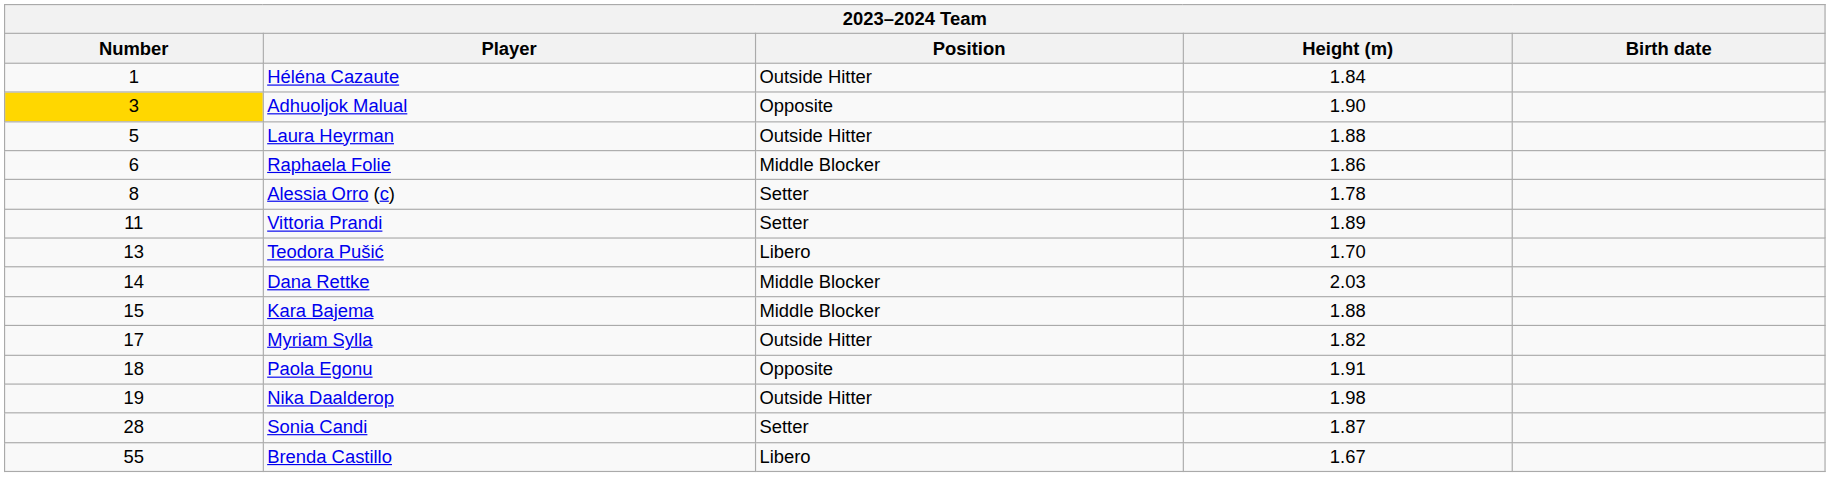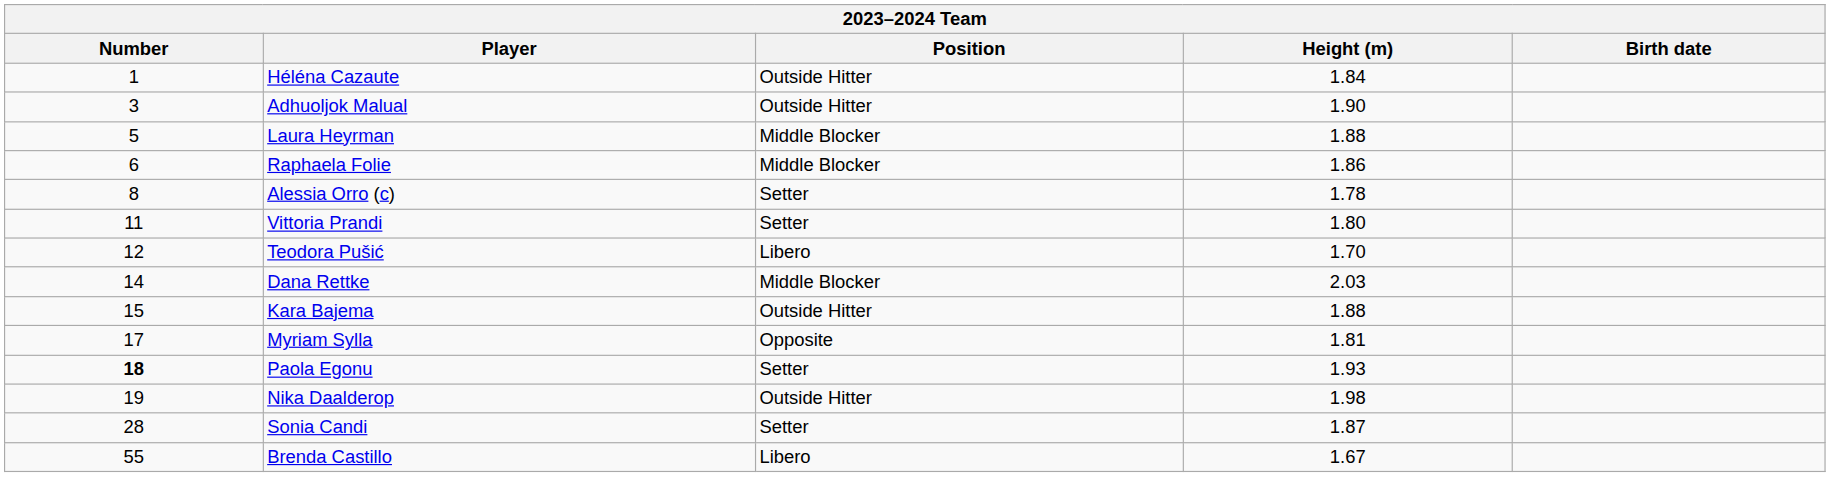(134, 106) gold background -> (134, 106) no background
(796, 106) Opposite -> (816, 106) Outside Hitter
(816, 135) Outside Hitter -> (820, 135) Middle Blocker
(1348, 223) 1.89 -> (1348, 223) 1.80
(134, 252) 13 -> (134, 252) 12
(820, 310) Middle Blocker -> (816, 310) Outside Hitter
(816, 340) Outside Hitter -> (796, 340) Opposite
(1348, 340) 1.82 -> (1348, 340) 1.81
(134, 369) normal -> (134, 369) bold
(796, 369) Opposite -> (784, 369) Setter
(1348, 369) 1.91 -> (1348, 369) 1.93
